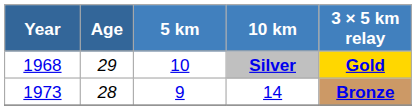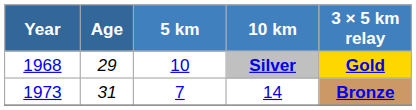(107, 92) 28 -> (107, 92) 31
(180, 92) 9 -> (180, 92) 7
